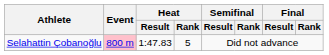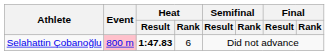(155, 43) normal -> (155, 43) bold
(188, 43) 5 -> (188, 43) 6
